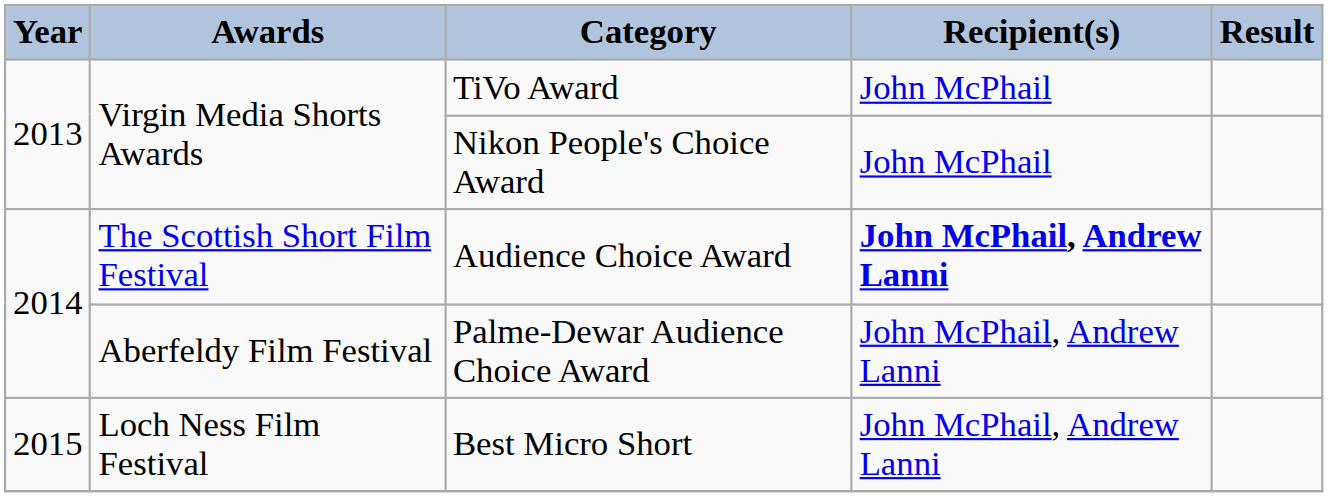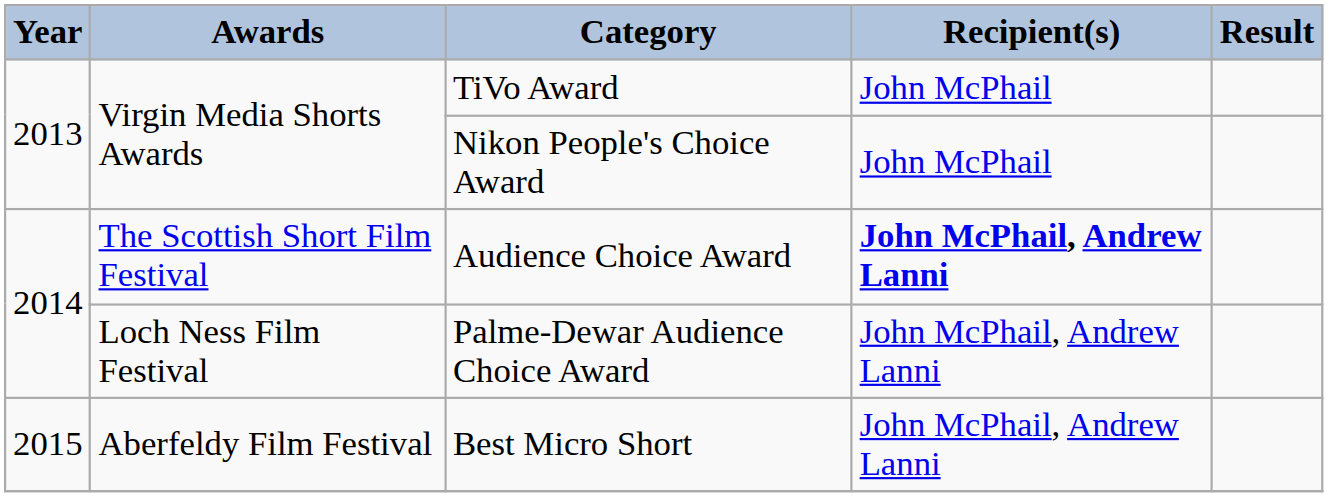(265, 349) Aberfeldy Film Festival -> (209, 349) Loch Ness Film Festival
(209, 444) Loch Ness Film Festival -> (265, 444) Aberfeldy Film Festival
